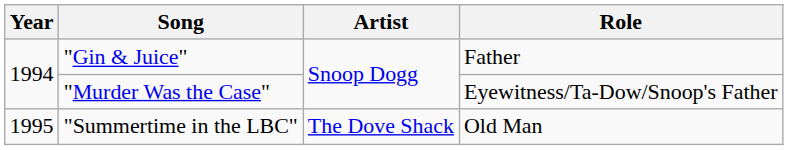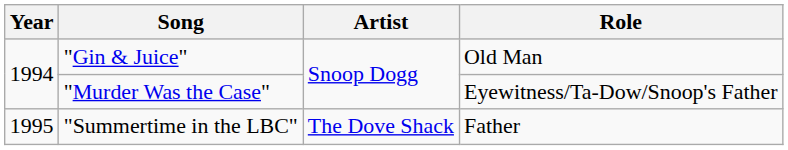(492, 56) Father -> (503, 56) Old Man
(503, 126) Old Man -> (492, 126) Father
